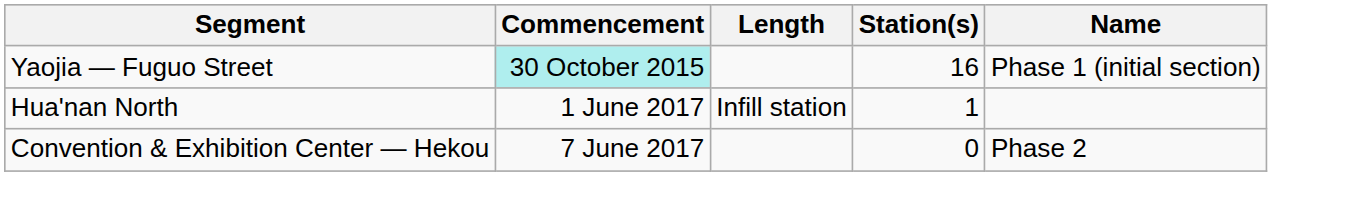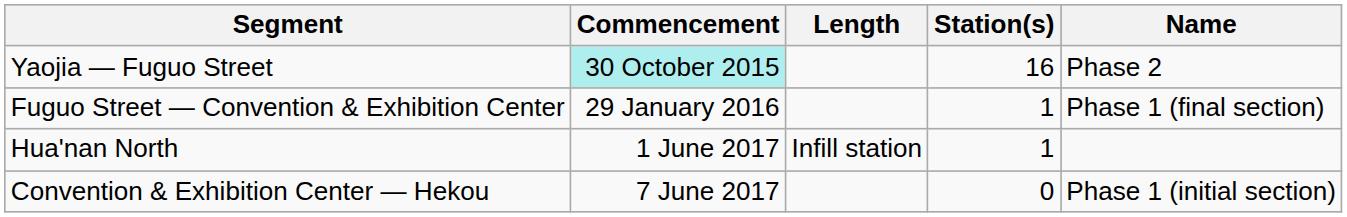(1126, 66) Phase 1 (initial section) -> (1114, 66) Phase 2
+ row: (288, 107)
(1039, 149) Phase 2 -> (1201, 190) Phase 1 (initial section)
